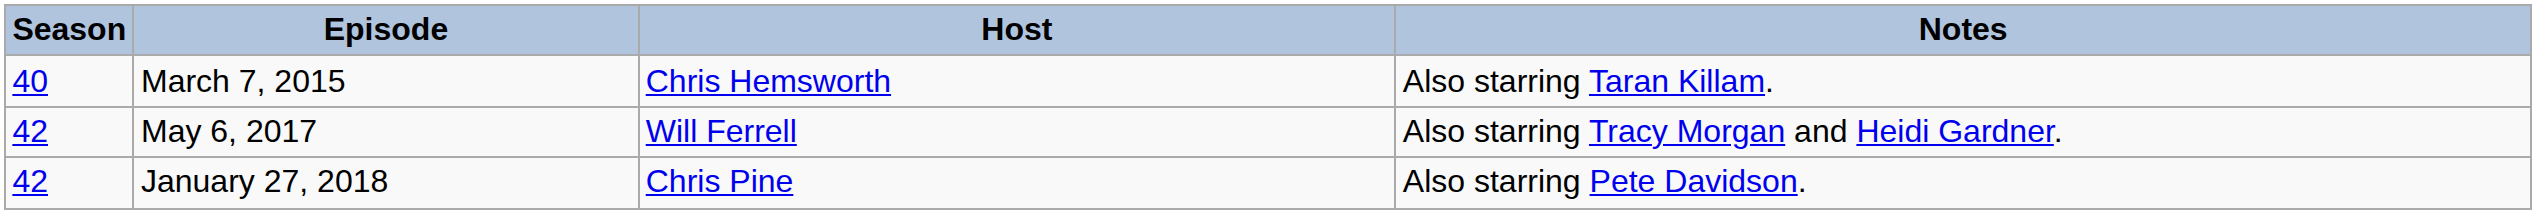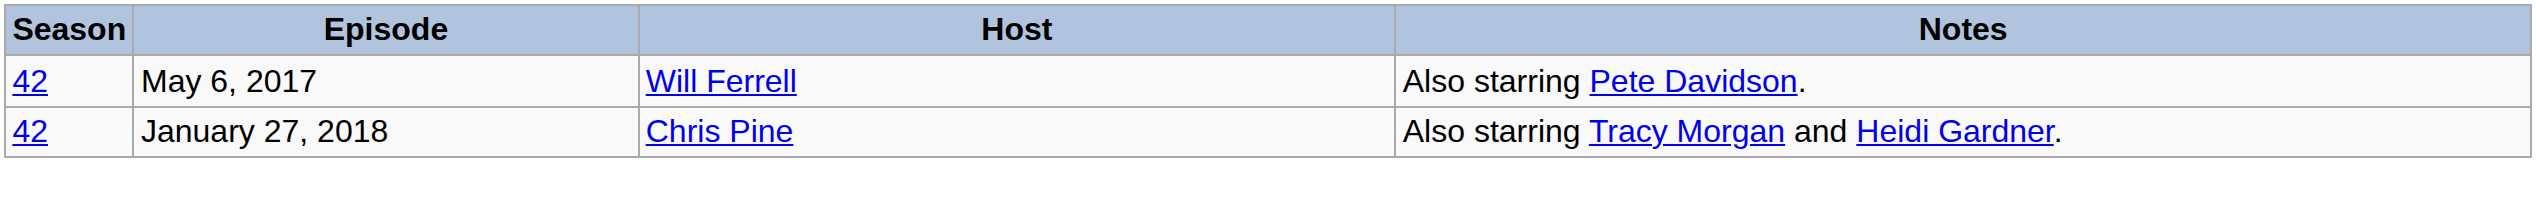- row: (243, 80)
(1733, 131) Also starring Tracy Morgan and Heidi Gardner. -> (1605, 80) Also starring Pete Davidson.
(1605, 182) Also starring Pete Davidson. -> (1733, 131) Also starring Tracy Morgan and Heidi Gardner.
